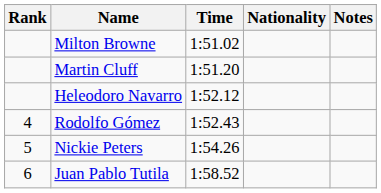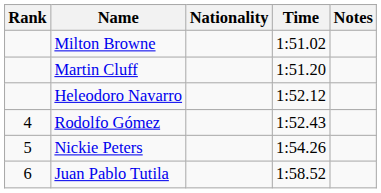columns swapped: (287, 17) <-> (215, 17)
